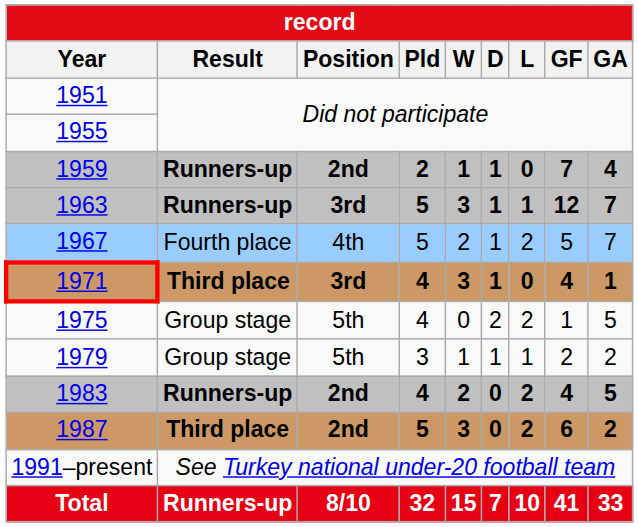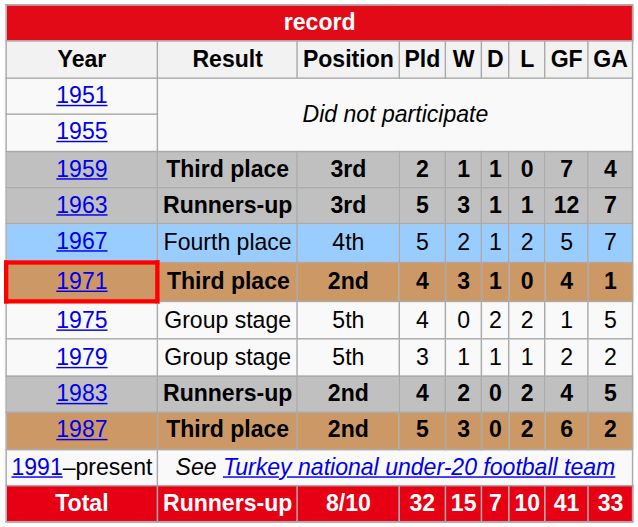(228, 168) Runners-up -> (228, 168) Third place
(348, 168) 2nd -> (348, 168) 3rd
(348, 281) 3rd -> (348, 281) 2nd
